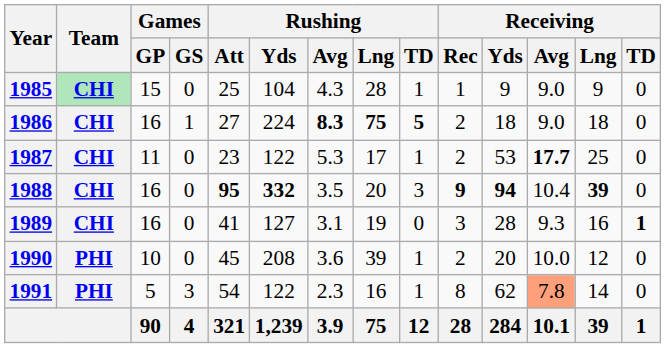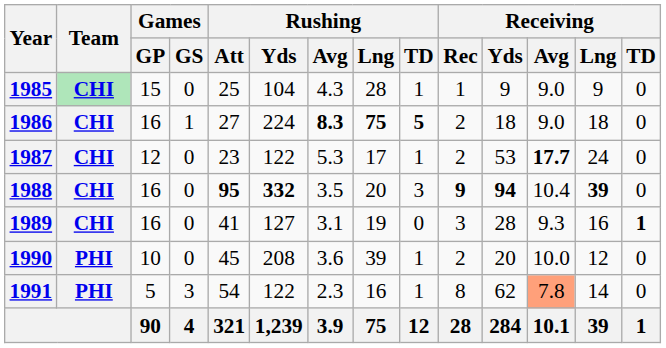(150, 156) 11 -> (150, 156) 12
(598, 156) 25 -> (598, 156) 24
